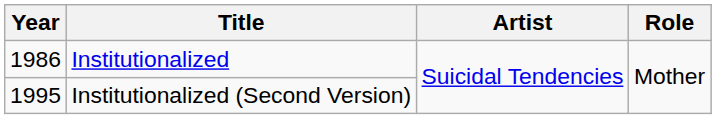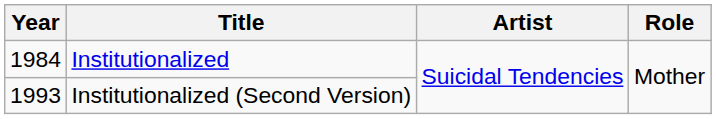(35, 58) 1986 -> (35, 58) 1984
(35, 95) 1995 -> (35, 95) 1993
